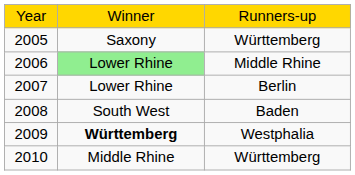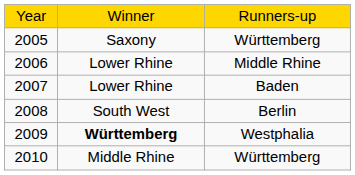(131, 63) lightgreen background -> (131, 63) no background
(277, 87) Berlin -> (277, 87) Baden
(277, 110) Baden -> (277, 110) Berlin
